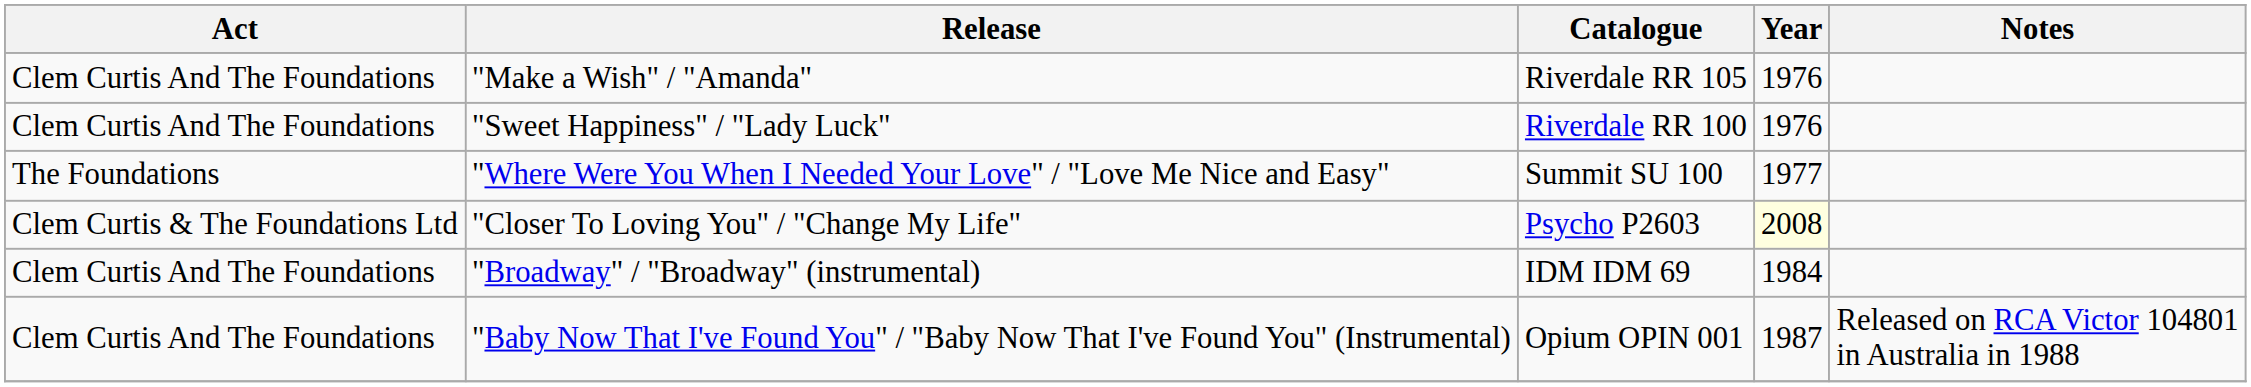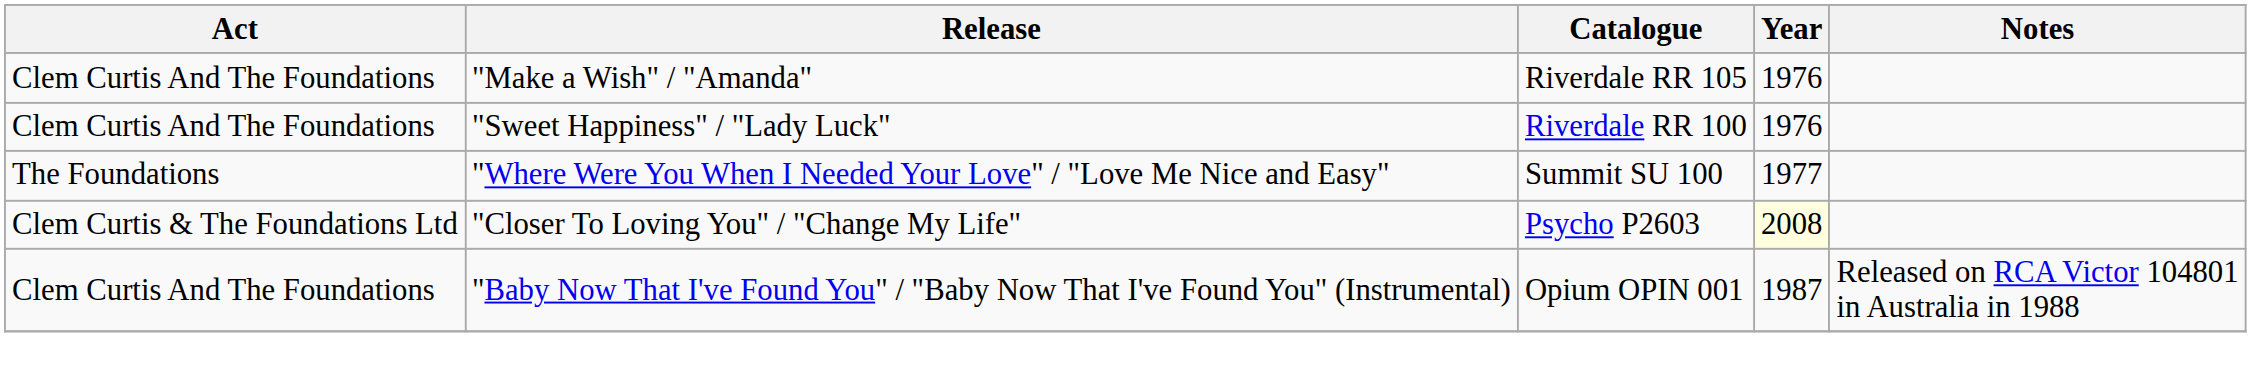- row: (726, 272)
